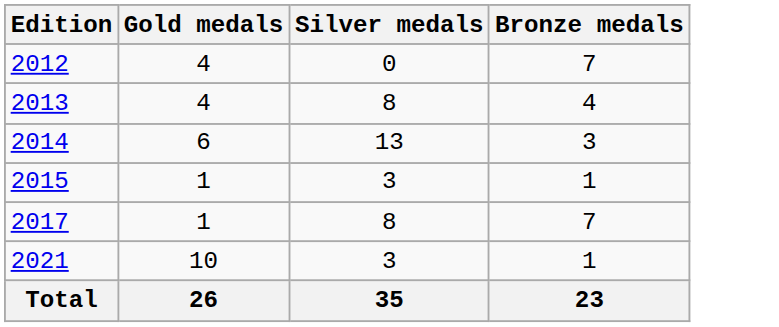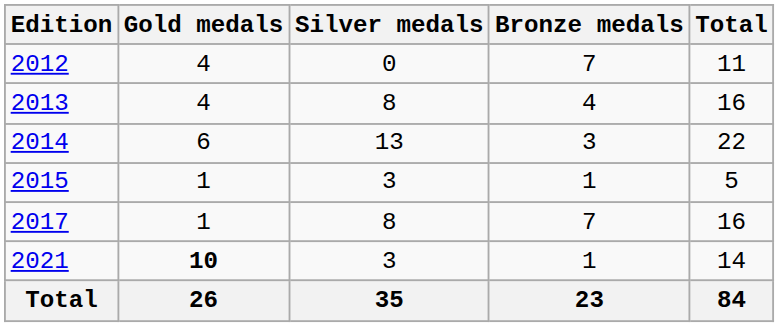+ column: (732, 25)
(204, 261) normal -> (204, 261) bold
